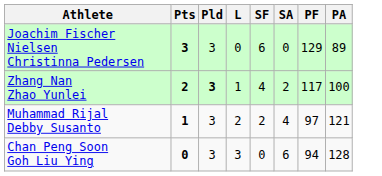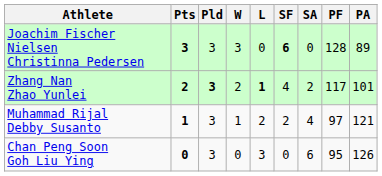+ column: (238, 14)
(262, 47) normal -> (286, 47) bold
(312, 47) 129 -> (336, 47) 128
(238, 88) normal -> (262, 88) bold
(339, 88) 100 -> (363, 88) 101
(312, 154) 94 -> (336, 154) 95
(339, 154) 128 -> (363, 154) 126
